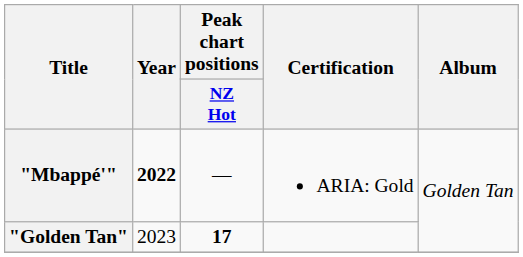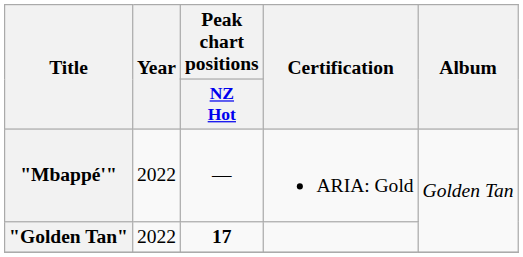(156, 175) bold -> (156, 175) normal
(156, 236) 2023 -> (156, 236) 2022
